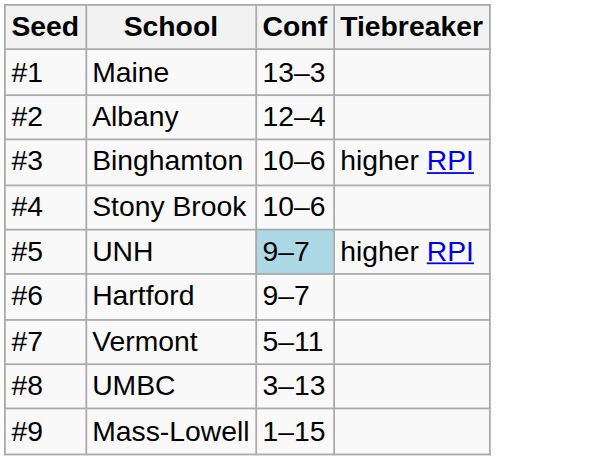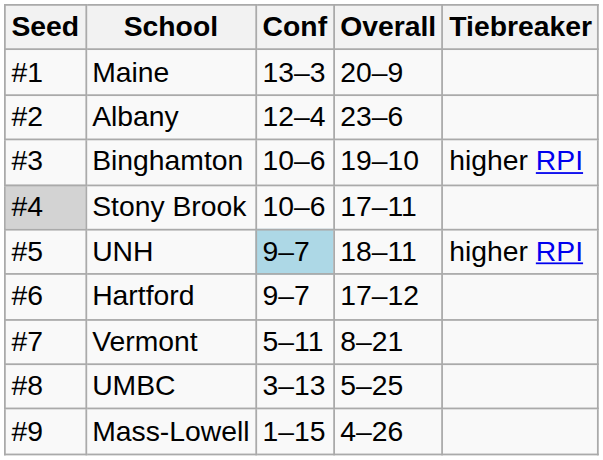+ column: (388, 26)
(27, 206) no background -> (27, 206) lightgrey background
